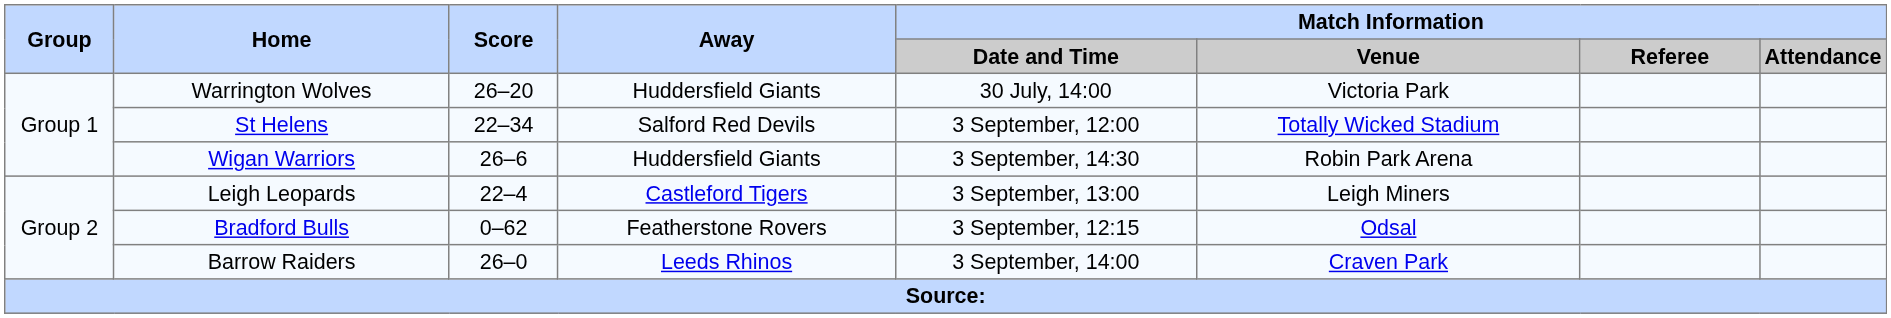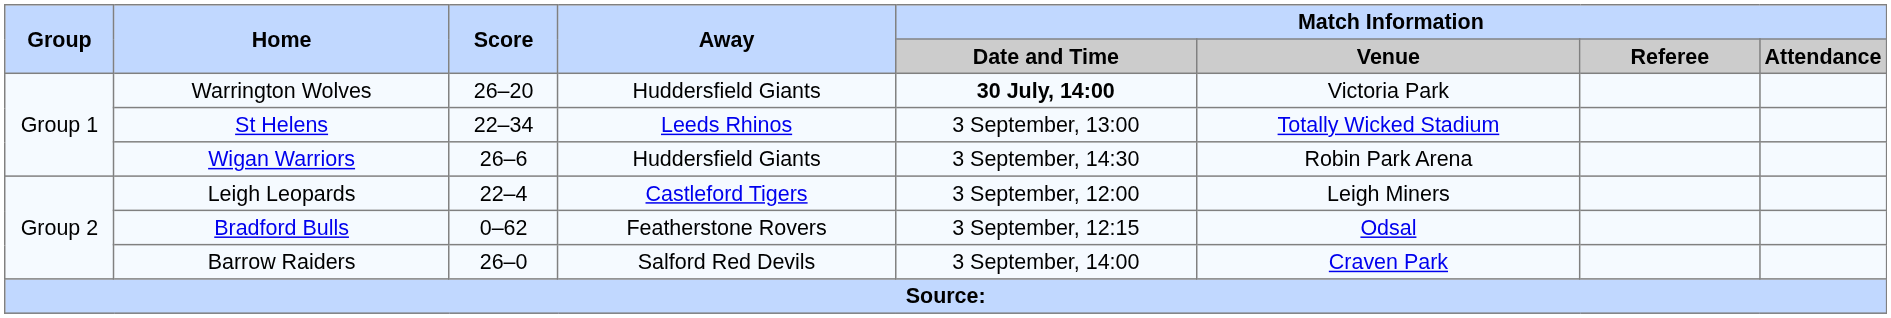(1046, 90) normal -> (1046, 90) bold
(727, 125) Salford Red Devils -> (727, 125) Leeds Rhinos
(1046, 125) 3 September, 12:00 -> (1046, 125) 3 September, 13:00
(1046, 193) 3 September, 13:00 -> (1046, 193) 3 September, 12:00
(727, 262) Leeds Rhinos -> (727, 262) Salford Red Devils
